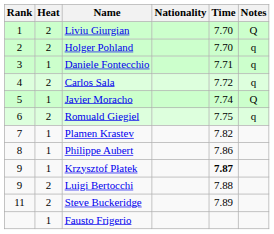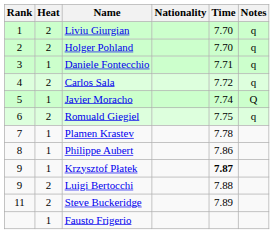(254, 30) Q -> (254, 30) q
(224, 133) 7.82 -> (224, 133) 7.78
